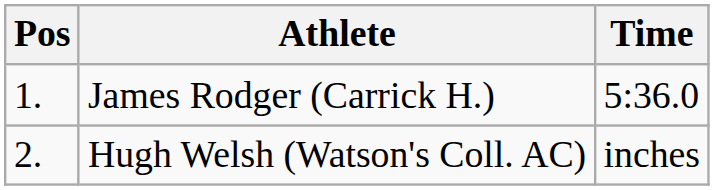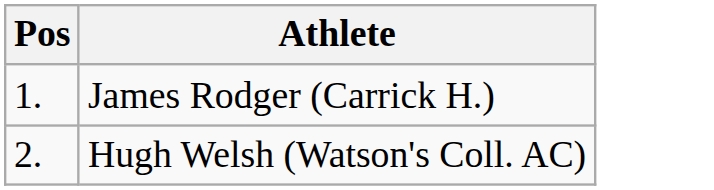- column: (652, 34)
